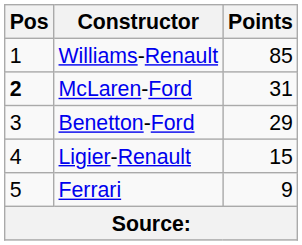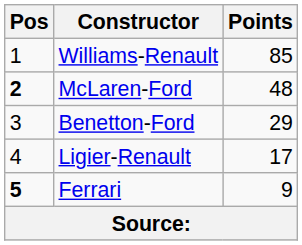(281, 89) 31 -> (281, 89) 48
(281, 156) 15 -> (281, 156) 17
(16, 190) normal -> (16, 190) bold
